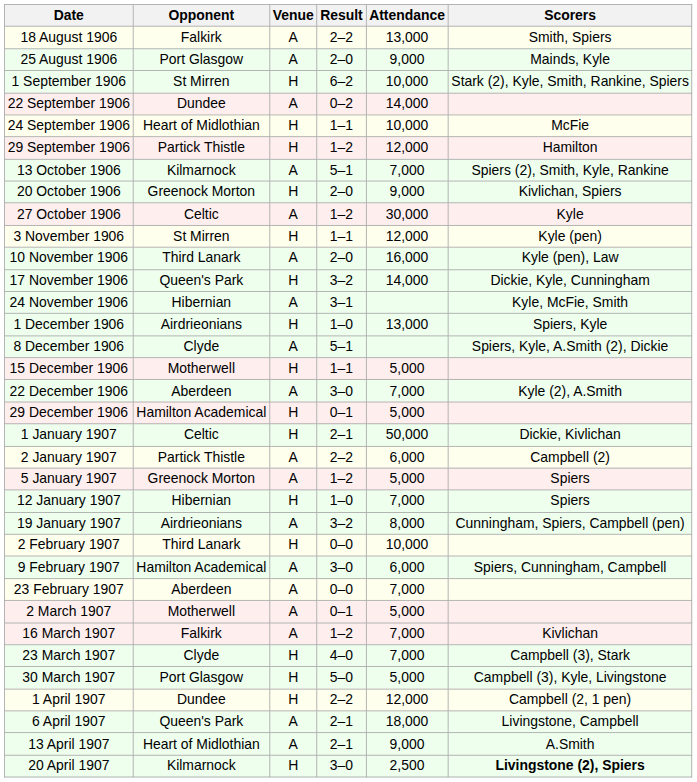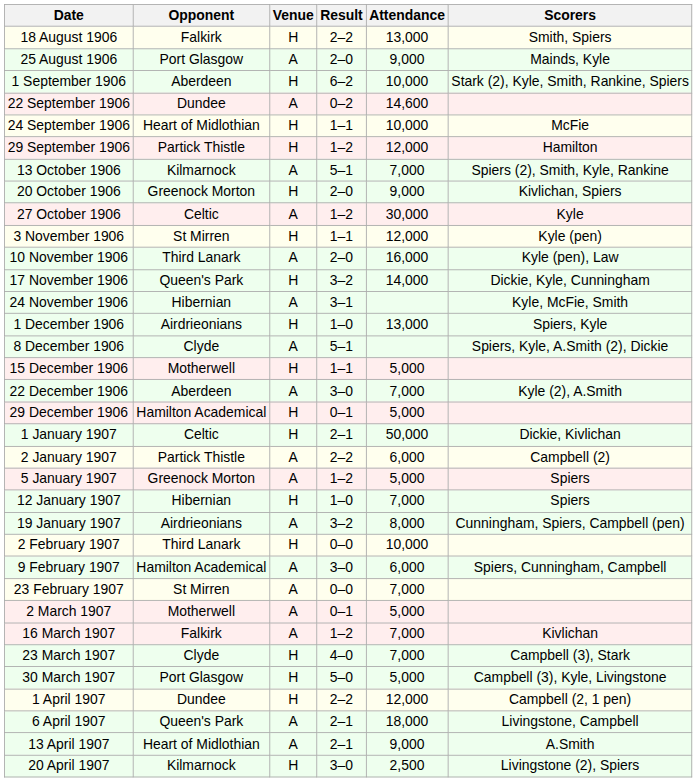(293, 37) A -> (293, 37) H
(201, 81) St Mirren -> (201, 81) Aberdeen
(407, 103) 14,000 -> (407, 103) 14,600
(201, 589) Aberdeen -> (201, 589) St Mirren
(570, 766) bold -> (570, 766) normal
